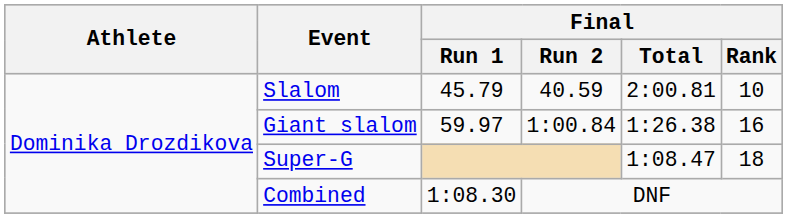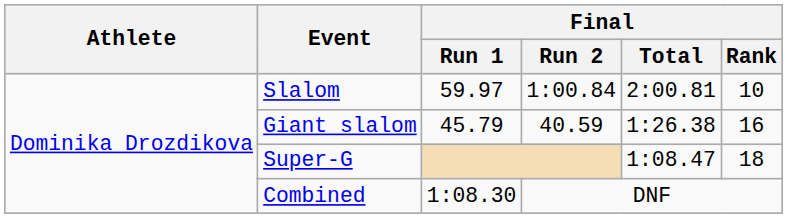(472, 92) 45.79 -> (472, 92) 59.97
(571, 92) 40.59 -> (571, 92) 1:00.84
(472, 126) 59.97 -> (472, 126) 45.79
(571, 126) 1:00.84 -> (571, 126) 40.59
